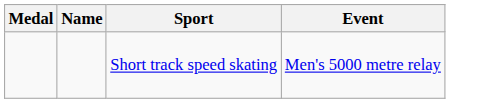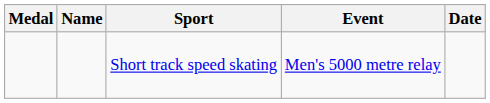+ column: (465, 18)
